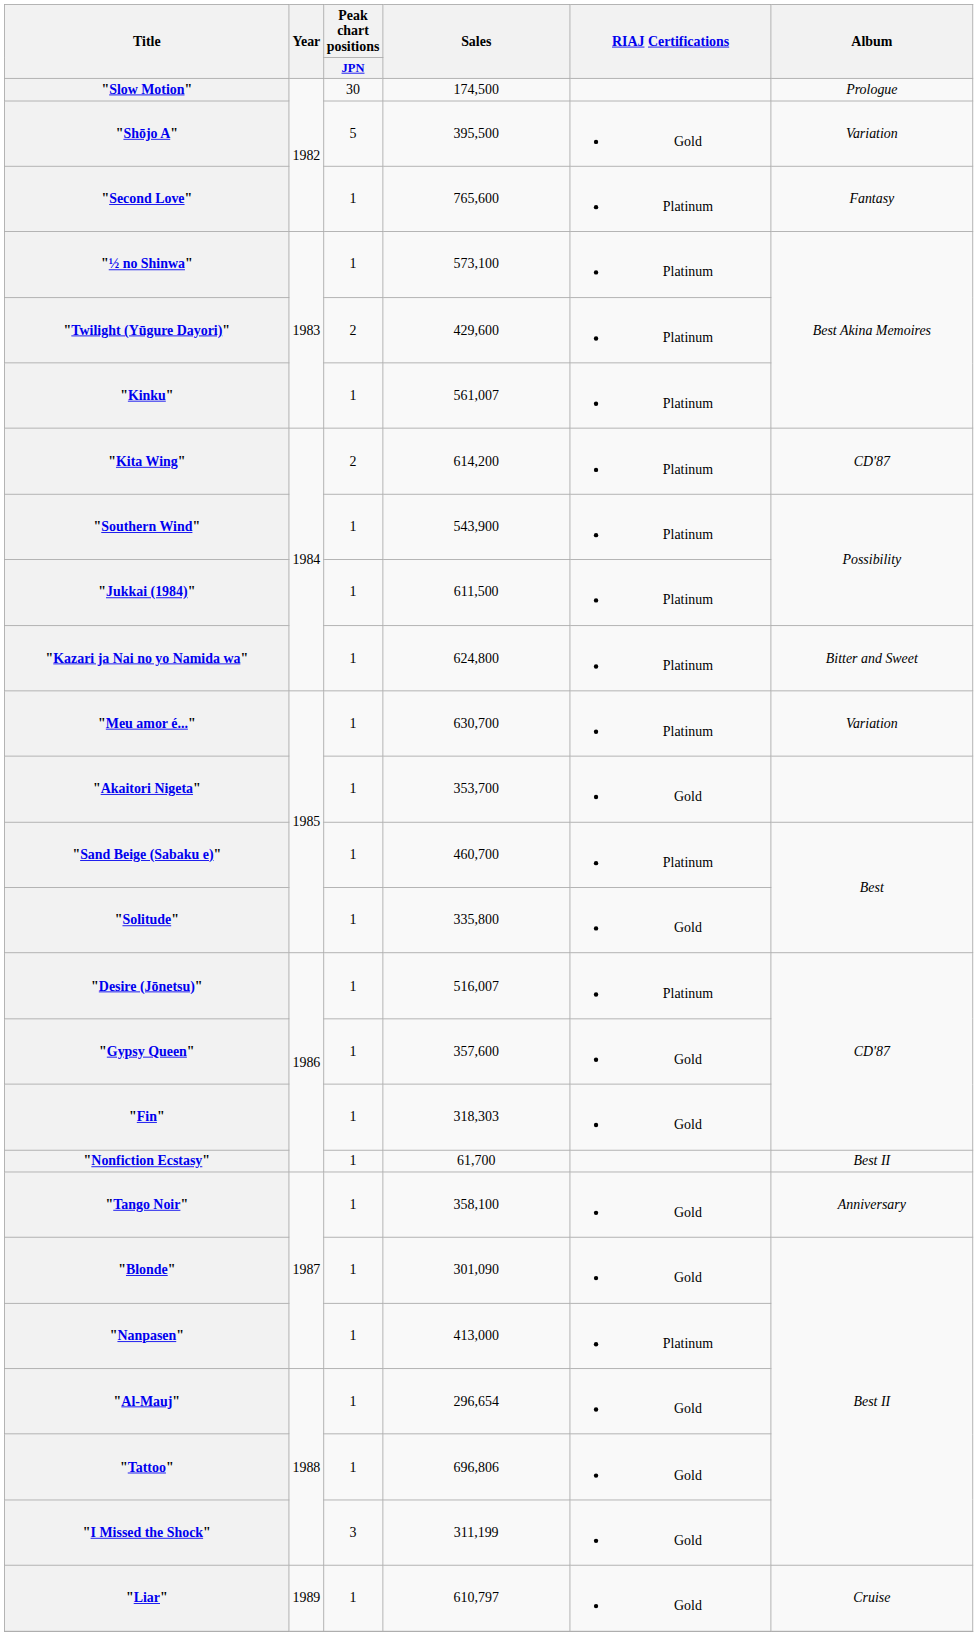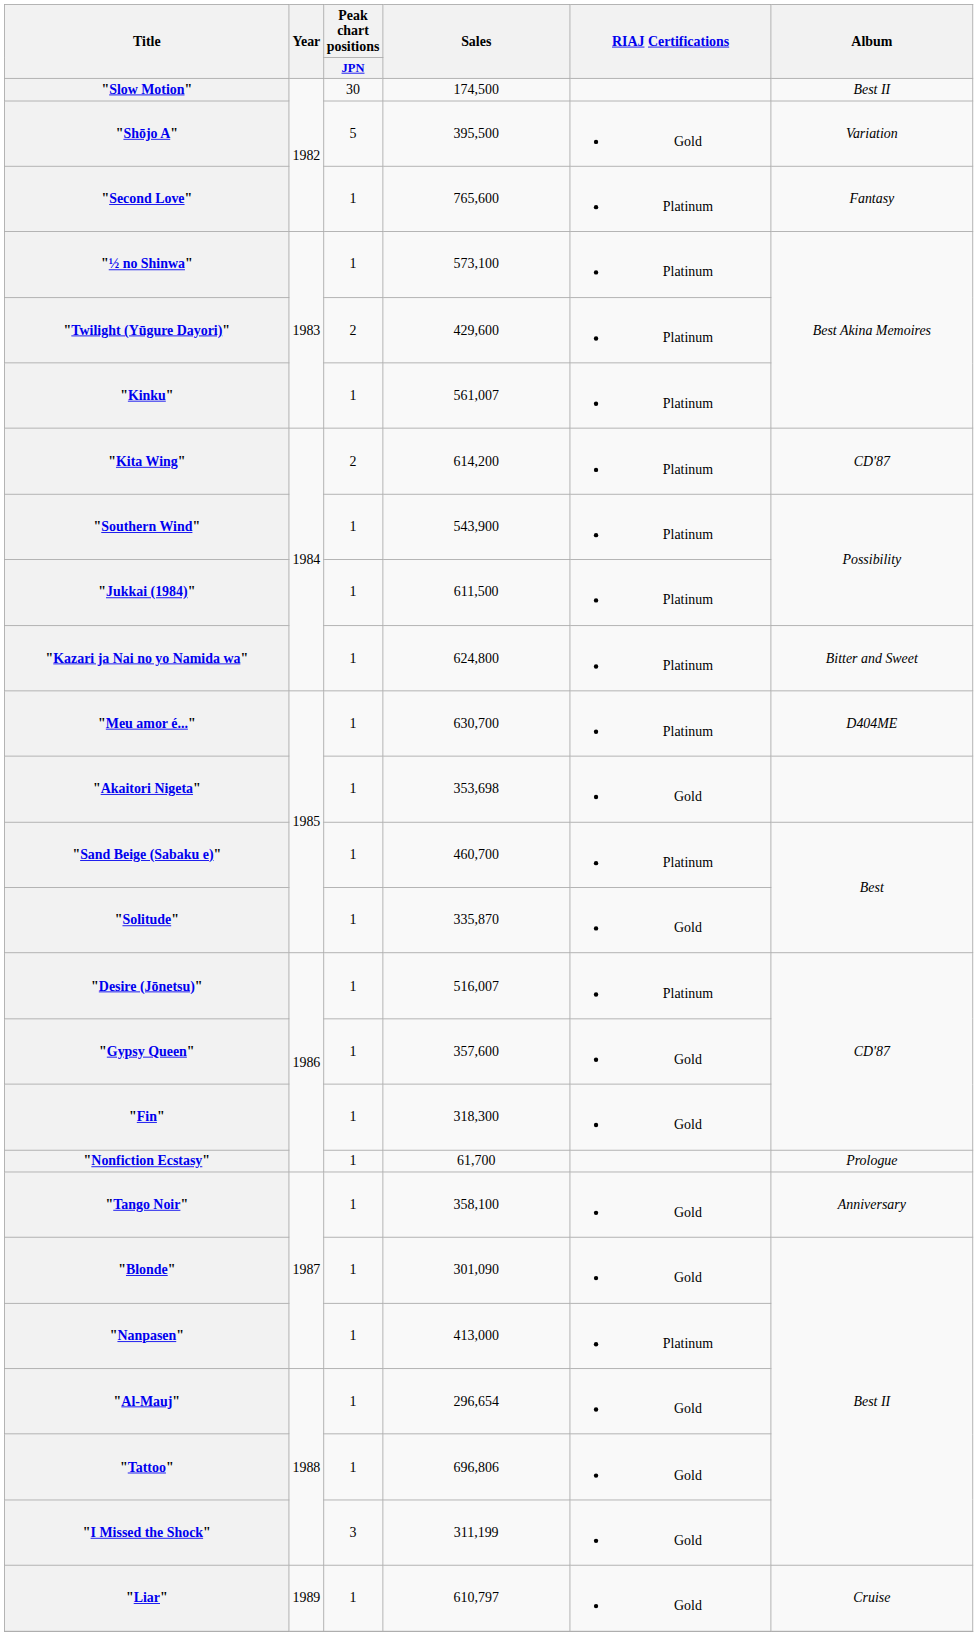(872, 89) Prologue -> (872, 89) Best II
(872, 723) Variation -> (872, 723) D404ME
(476, 789) 353,700 -> (476, 789) 353,698
(476, 920) 335,800 -> (476, 920) 335,870
(476, 1117) 318,303 -> (476, 1117) 318,300
(872, 1160) Best II -> (872, 1160) Prologue
